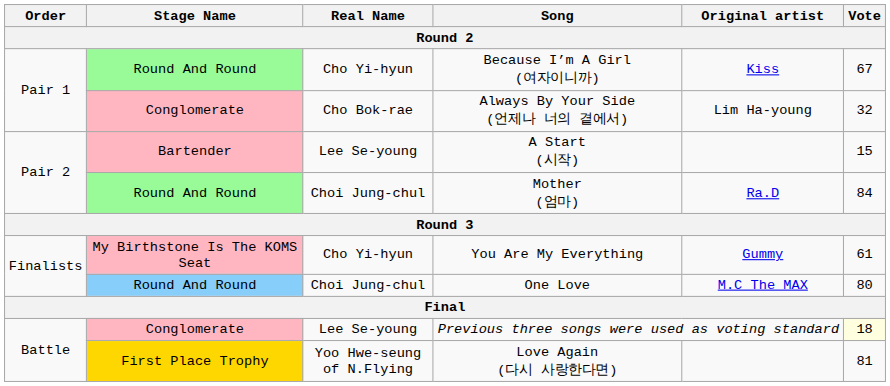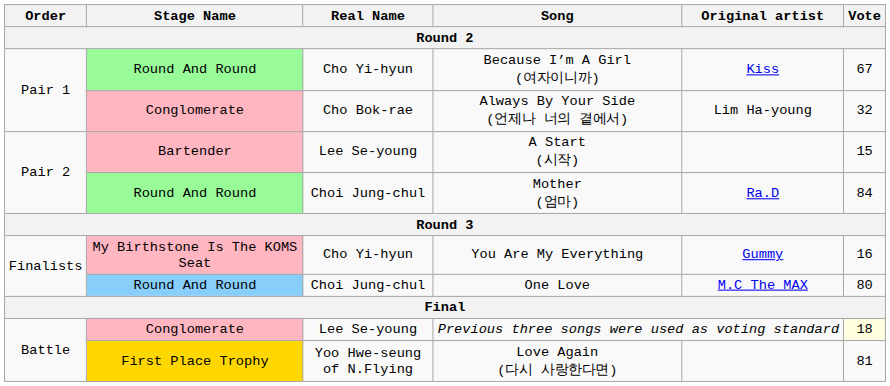(865, 255) 61 -> (865, 255) 16
